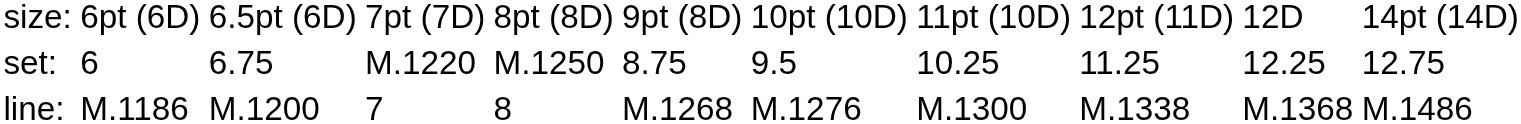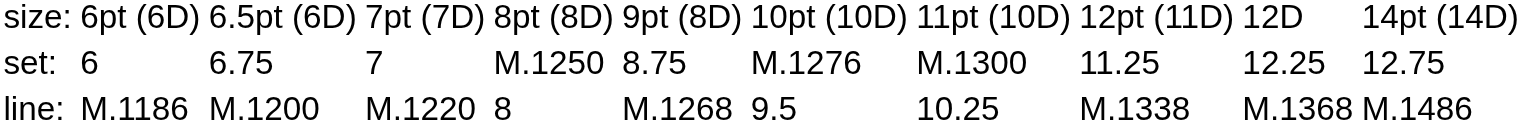(421, 63) M.1220 -> (374, 63) 7
(774, 63) 9.5 -> (806, 63) M.1276
(958, 63) 10.25 -> (972, 63) M.1300
(374, 108) 7 -> (421, 108) M.1220
(806, 108) M.1276 -> (774, 108) 9.5
(972, 108) M.1300 -> (958, 108) 10.25
